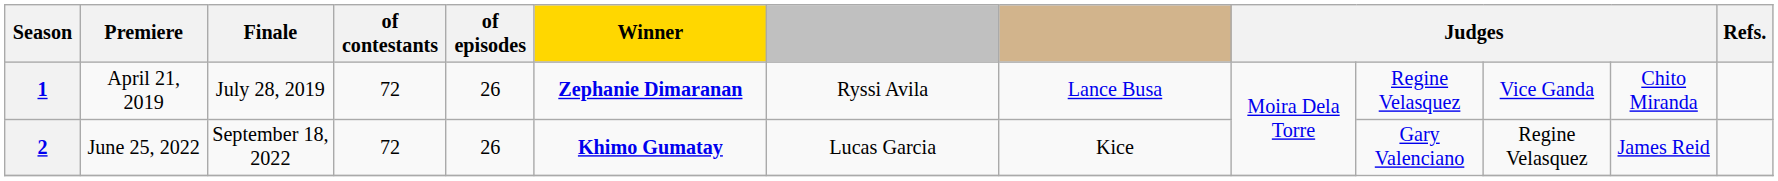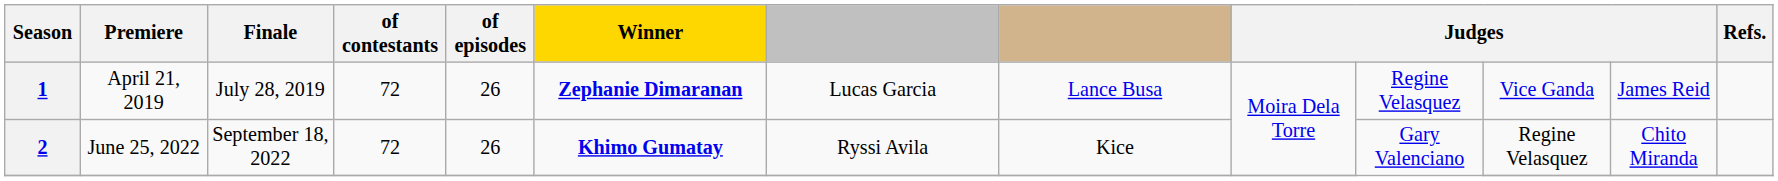(883, 90) Ryssi Avila -> (883, 90) Lucas Garcia
(1664, 90) Chito Miranda -> (1664, 90) James Reid
(883, 147) Lucas Garcia -> (883, 147) Ryssi Avila
(1664, 147) James Reid -> (1664, 147) Chito Miranda
